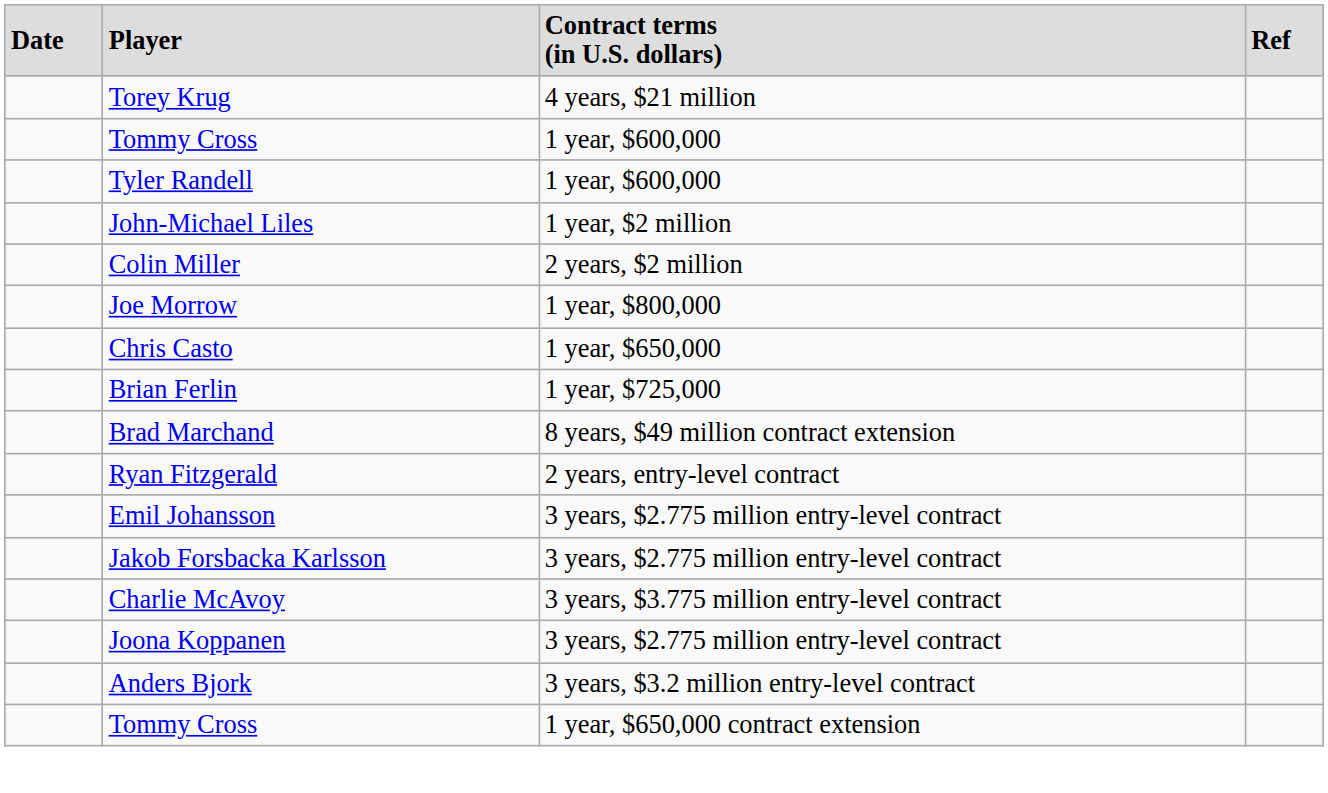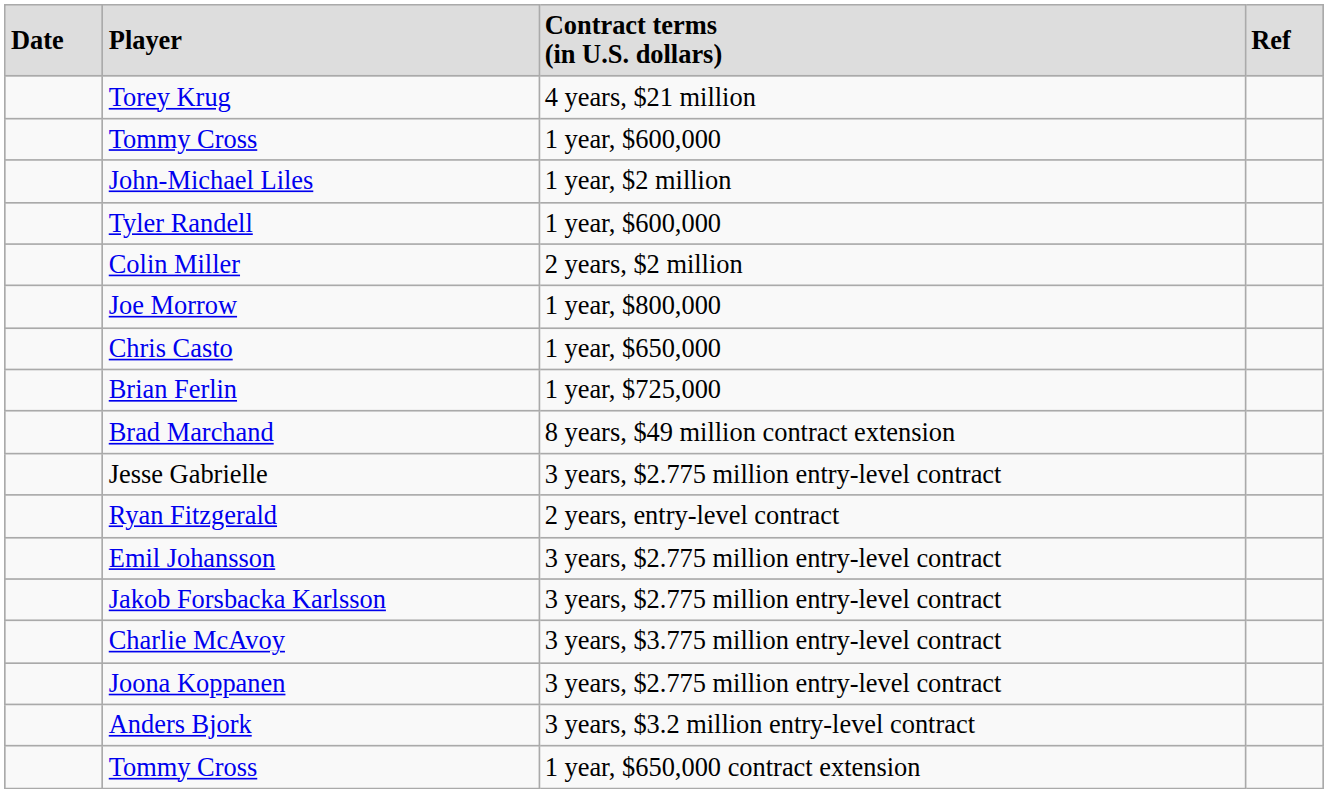rows swapped: (211, 222) <-> (181, 180)
+ row: (188, 473)
